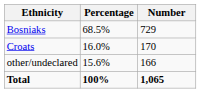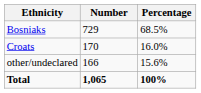columns swapped: (167, 12) <-> (109, 12)
